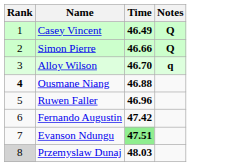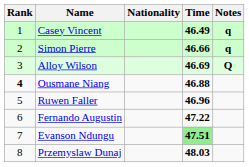+ column: (154, 13)
(170, 30) Q -> (228, 30) q
(170, 48) Q -> (228, 48) q
(140, 65) 46.70 -> (197, 65) 46.69
(170, 65) q -> (228, 65) Q
(140, 118) 47.42 -> (197, 118) 47.22
(20, 153) lightgrey background -> (20, 153) no background
